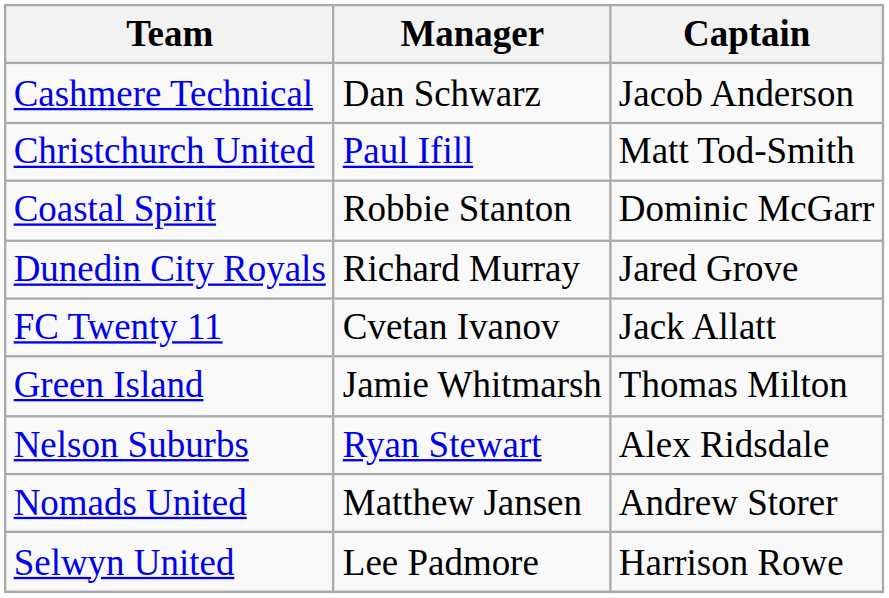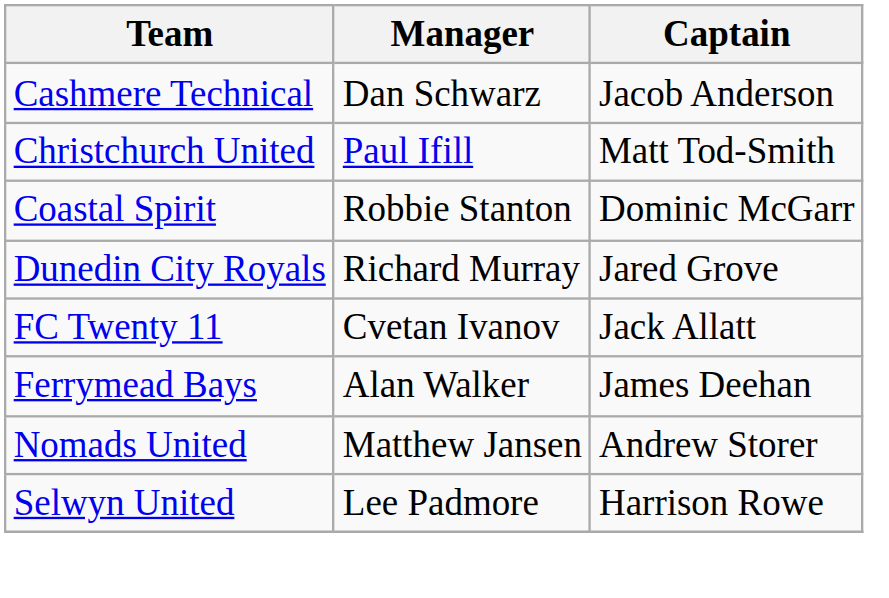+ row: (135, 385)
- row: (109, 385)
- row: (131, 444)
